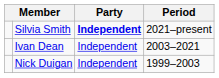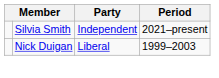(109, 30) bold -> (107, 30) normal
- row: (39, 47)
(107, 64) Independent -> (94, 47) Liberal
